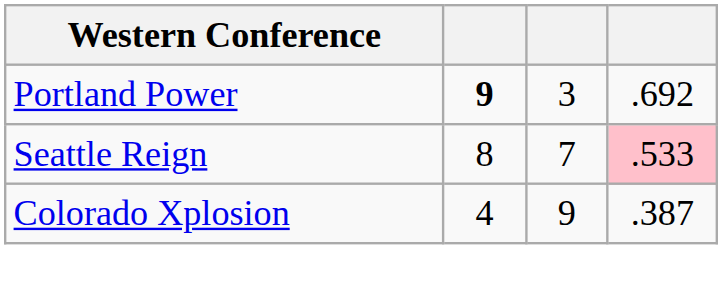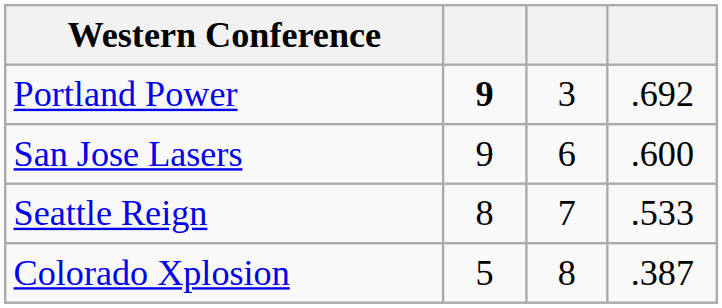+ row: (128, 153)
(662, 153) pink background -> (662, 213) no background
(485, 213) 4 -> (485, 273) 5
(567, 213) 9 -> (567, 273) 8
